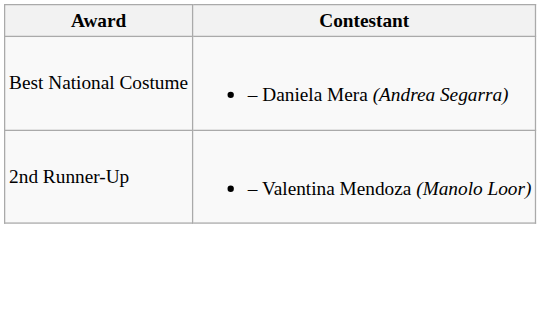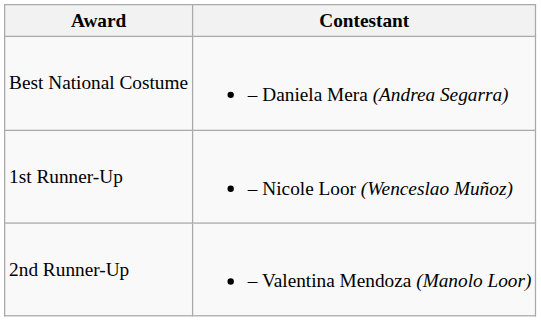+ row: (66, 176)
